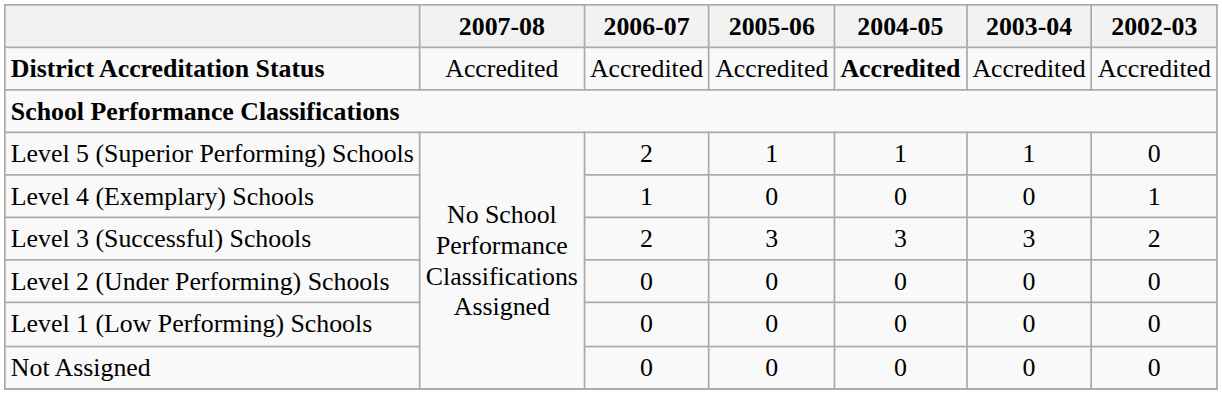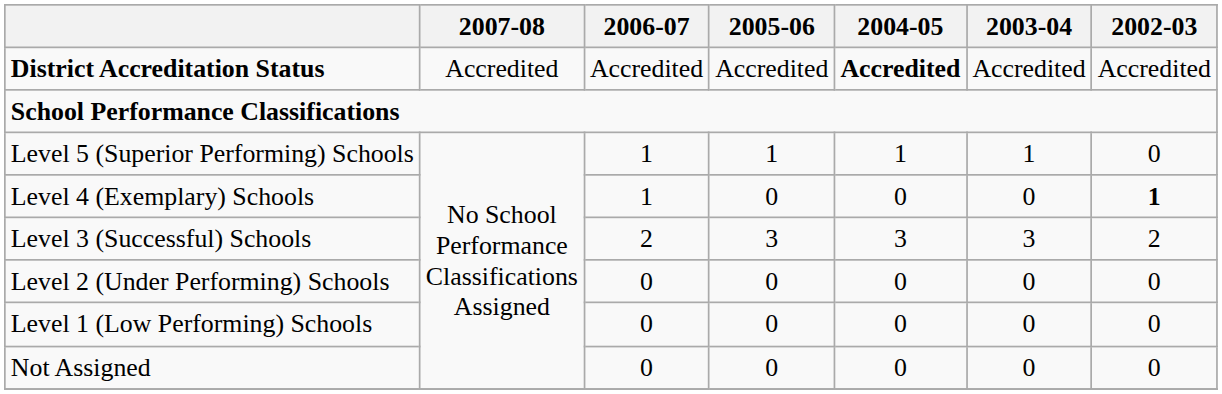(647, 153) 2 -> (647, 153) 1
(1154, 196) normal -> (1154, 196) bold
